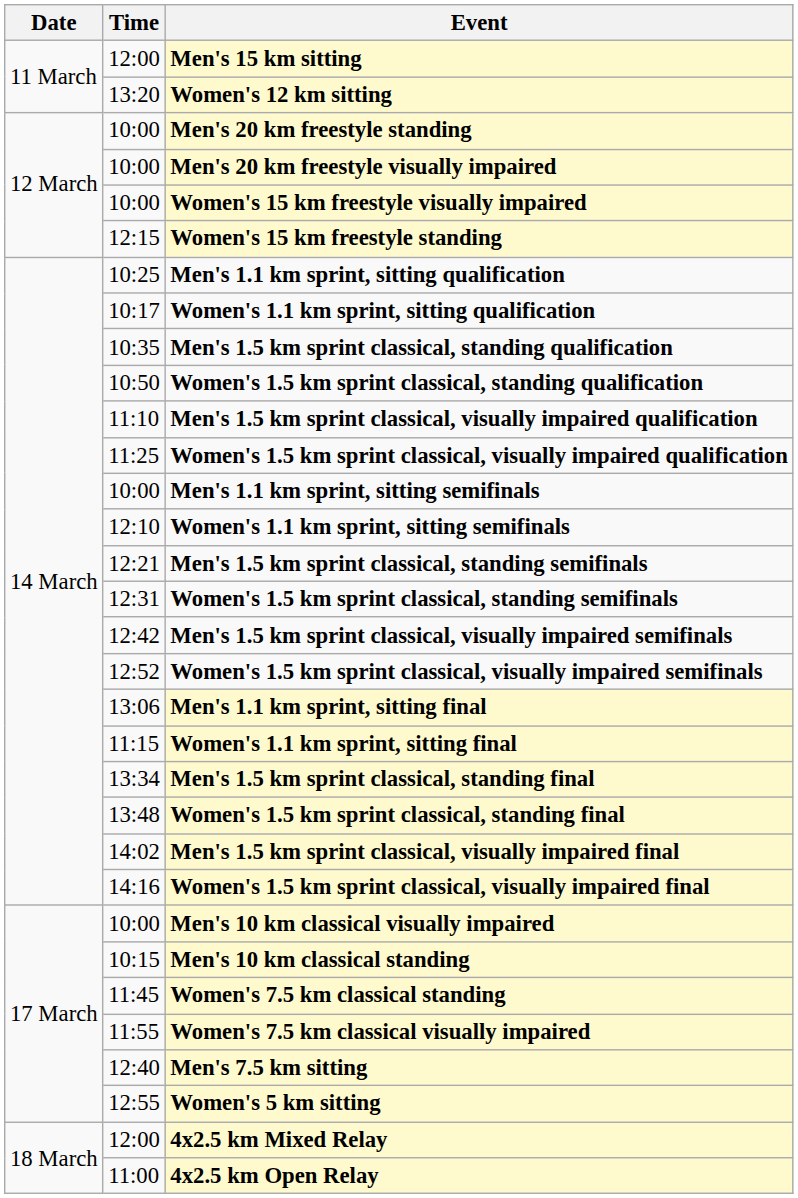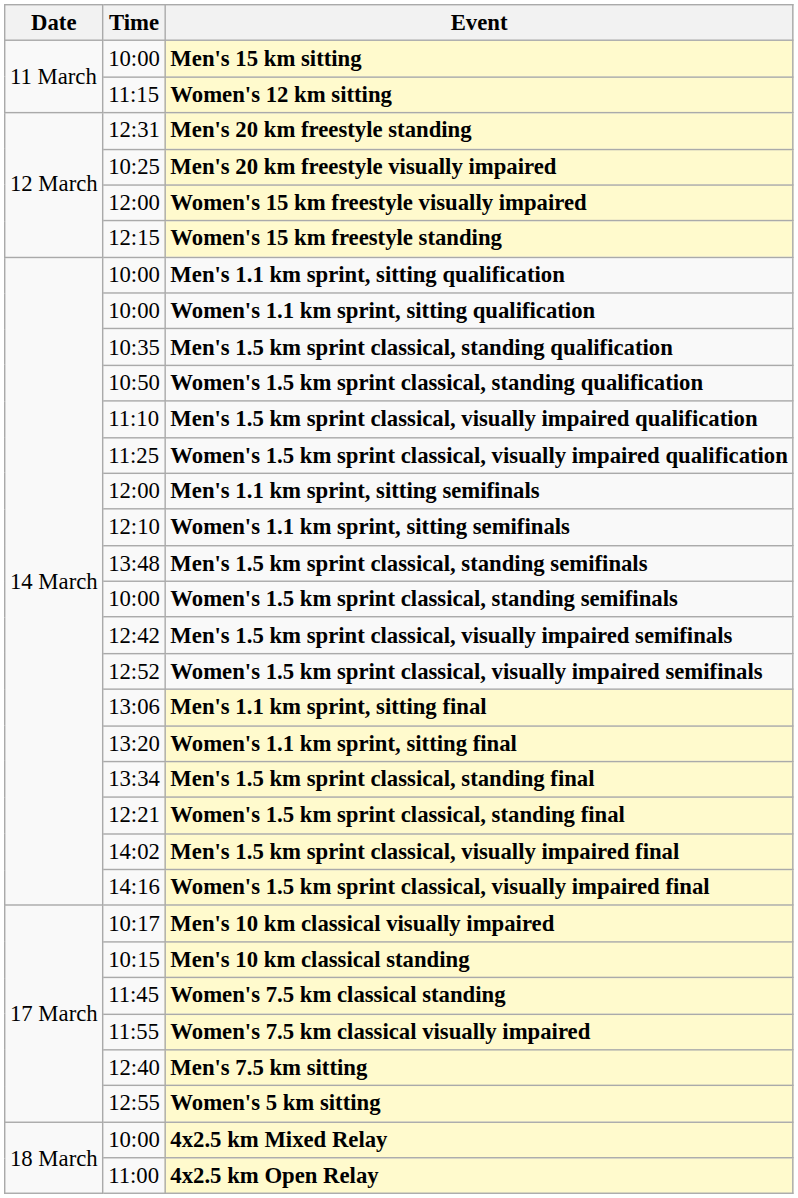(134, 58) 12:00 -> (134, 58) 10:00
(134, 94) 13:20 -> (134, 94) 11:15
(134, 130) 10:00 -> (134, 130) 12:31
(134, 166) 10:00 -> (134, 166) 10:25
(134, 202) 10:00 -> (134, 202) 12:00
(134, 274) 10:25 -> (134, 274) 10:00
(134, 310) 10:17 -> (134, 310) 10:00
(134, 490) 10:00 -> (134, 490) 12:00
(134, 563) 12:21 -> (134, 563) 13:48
(134, 599) 12:31 -> (134, 599) 10:00
(134, 743) 11:15 -> (134, 743) 13:20
(134, 815) 13:48 -> (134, 815) 12:21
(134, 923) 10:00 -> (134, 923) 10:17
(134, 1139) 12:00 -> (134, 1139) 10:00
